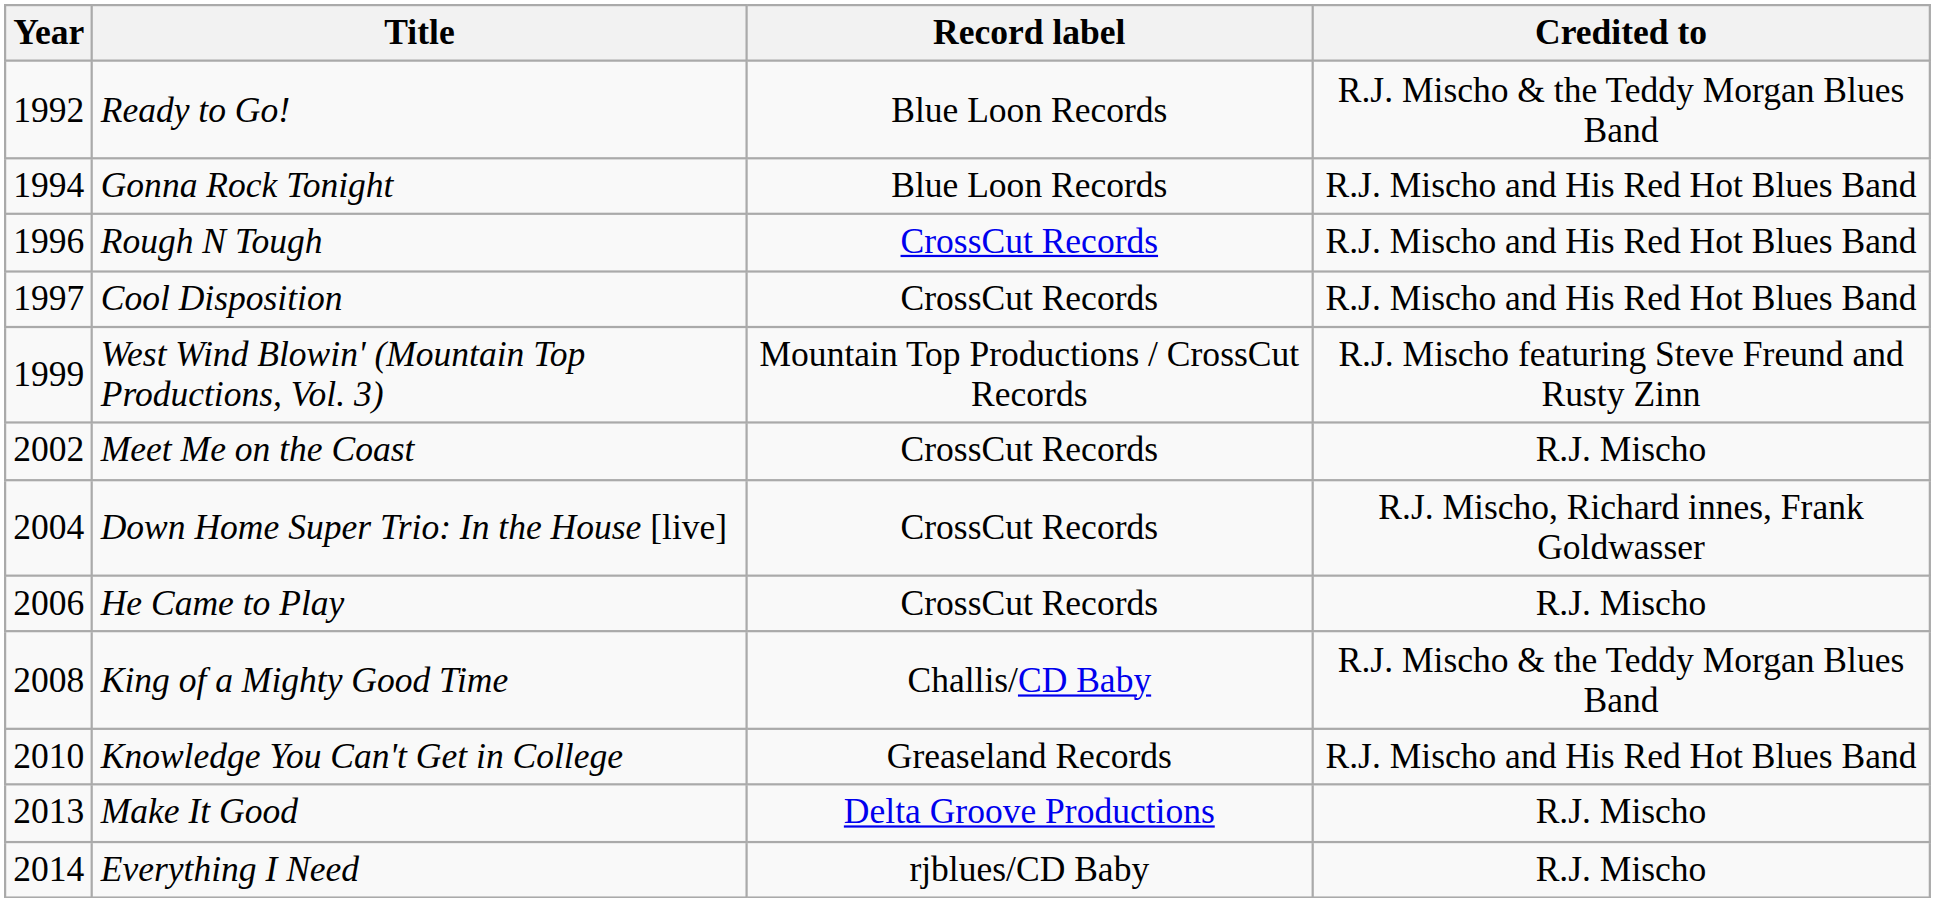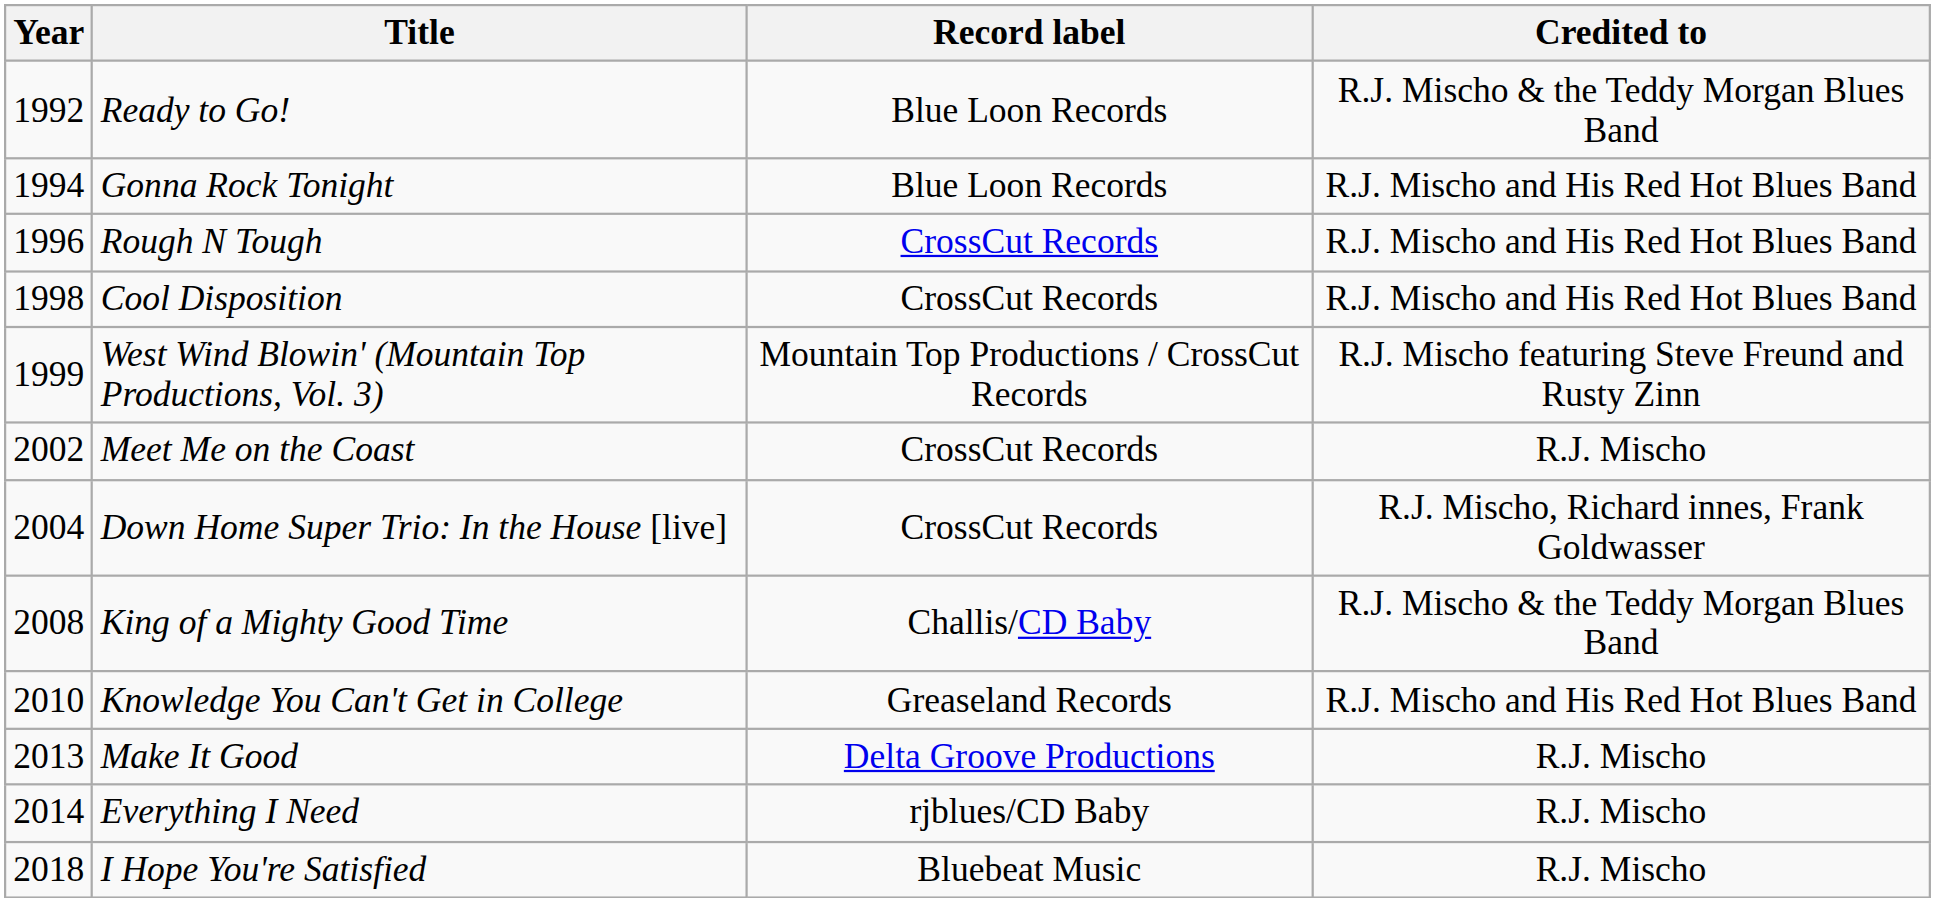(49, 297) 1997 -> (49, 297) 1998
- row: (223, 603)
+ row: (264, 868)
